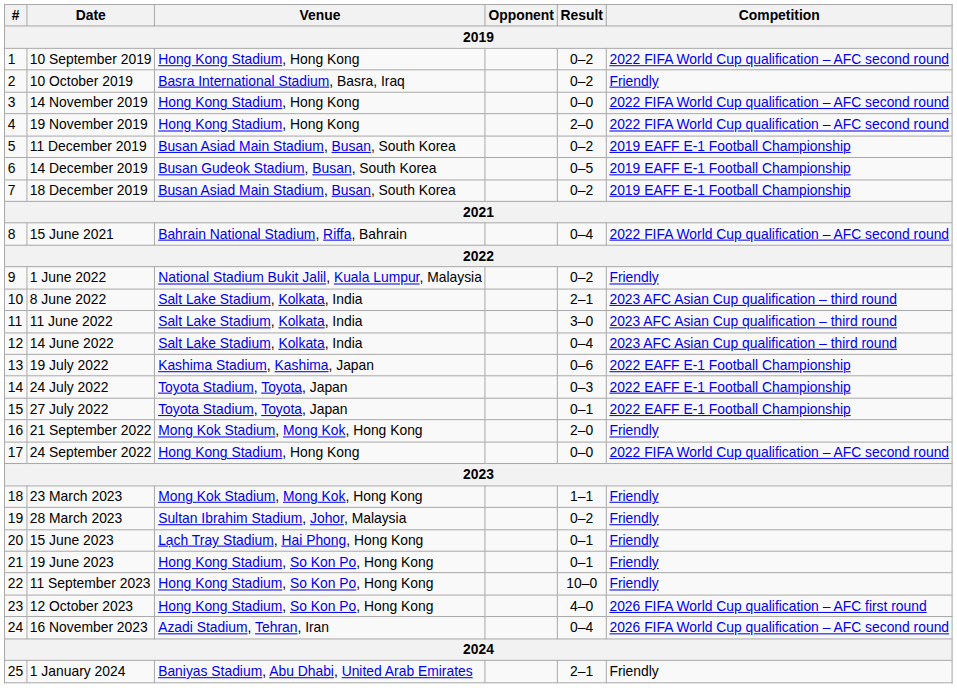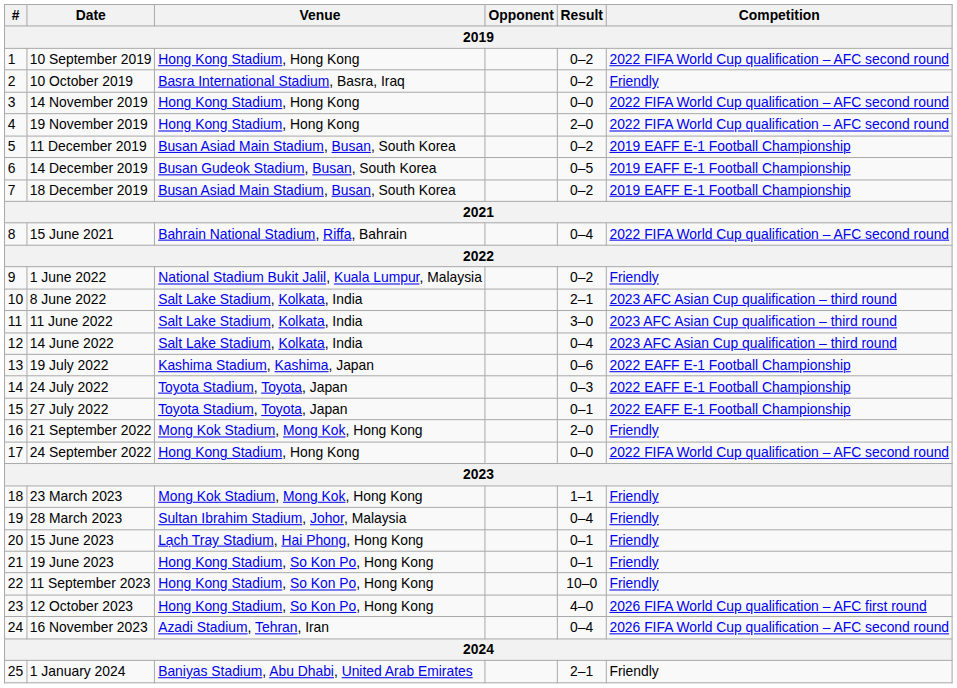(582, 518) 0–2 -> (582, 518) 0–4
